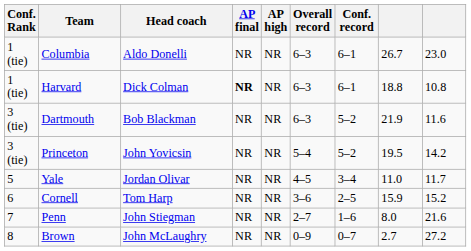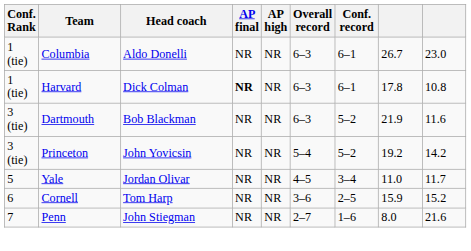(392, 86) 18.8 -> (392, 86) 17.8
(392, 152) 19.5 -> (392, 152) 19.2
- row: (58, 236)
